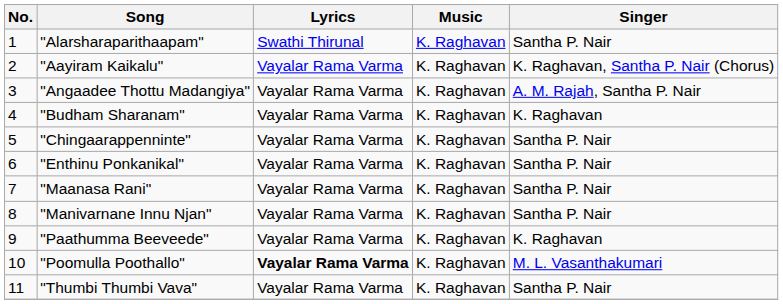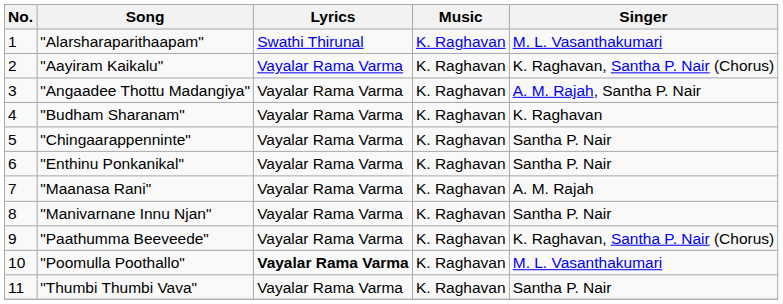(562, 42) Santha P. Nair -> (587, 42) M. L. Vasanthakumari
(562, 189) Santha P. Nair -> (553, 189) A. M. Rajah
(558, 238) K. Raghavan -> (643, 238) K. Raghavan, Santha P. Nair (Chorus)
